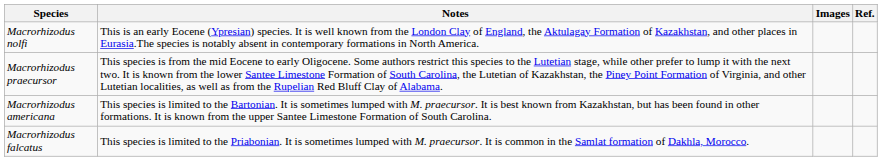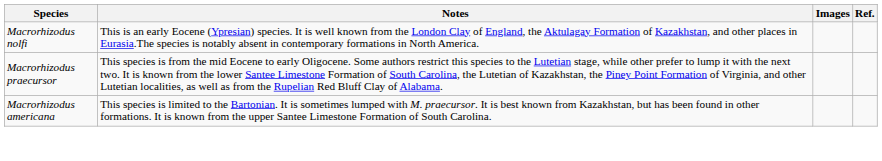- row: (41, 141)
